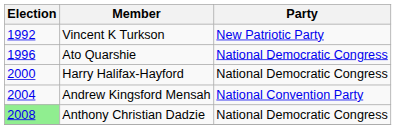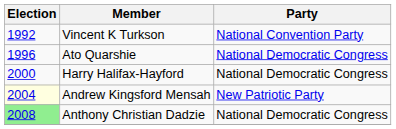(270, 34) New Patriotic Party -> (290, 34) National Convention Party
(21, 94) no background -> (21, 94) lightyellow background
(290, 94) National Convention Party -> (270, 94) New Patriotic Party
